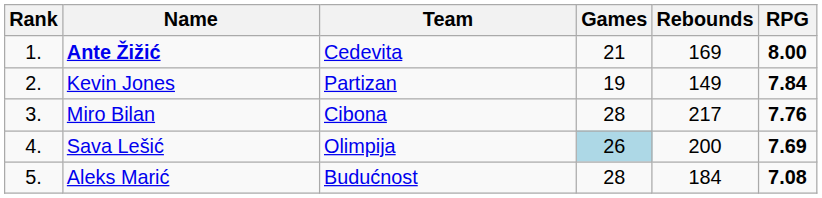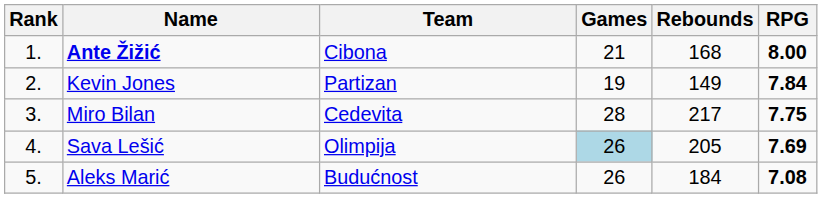(363, 51) Cedevita -> (355, 51) Cibona
(705, 51) 169 -> (705, 51) 168
(355, 114) Cibona -> (363, 114) Cedevita
(787, 114) 7.76 -> (787, 114) 7.75
(705, 146) 200 -> (705, 146) 205
(614, 177) 28 -> (614, 177) 26
